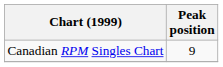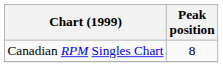(192, 51) 9 -> (192, 51) 8
